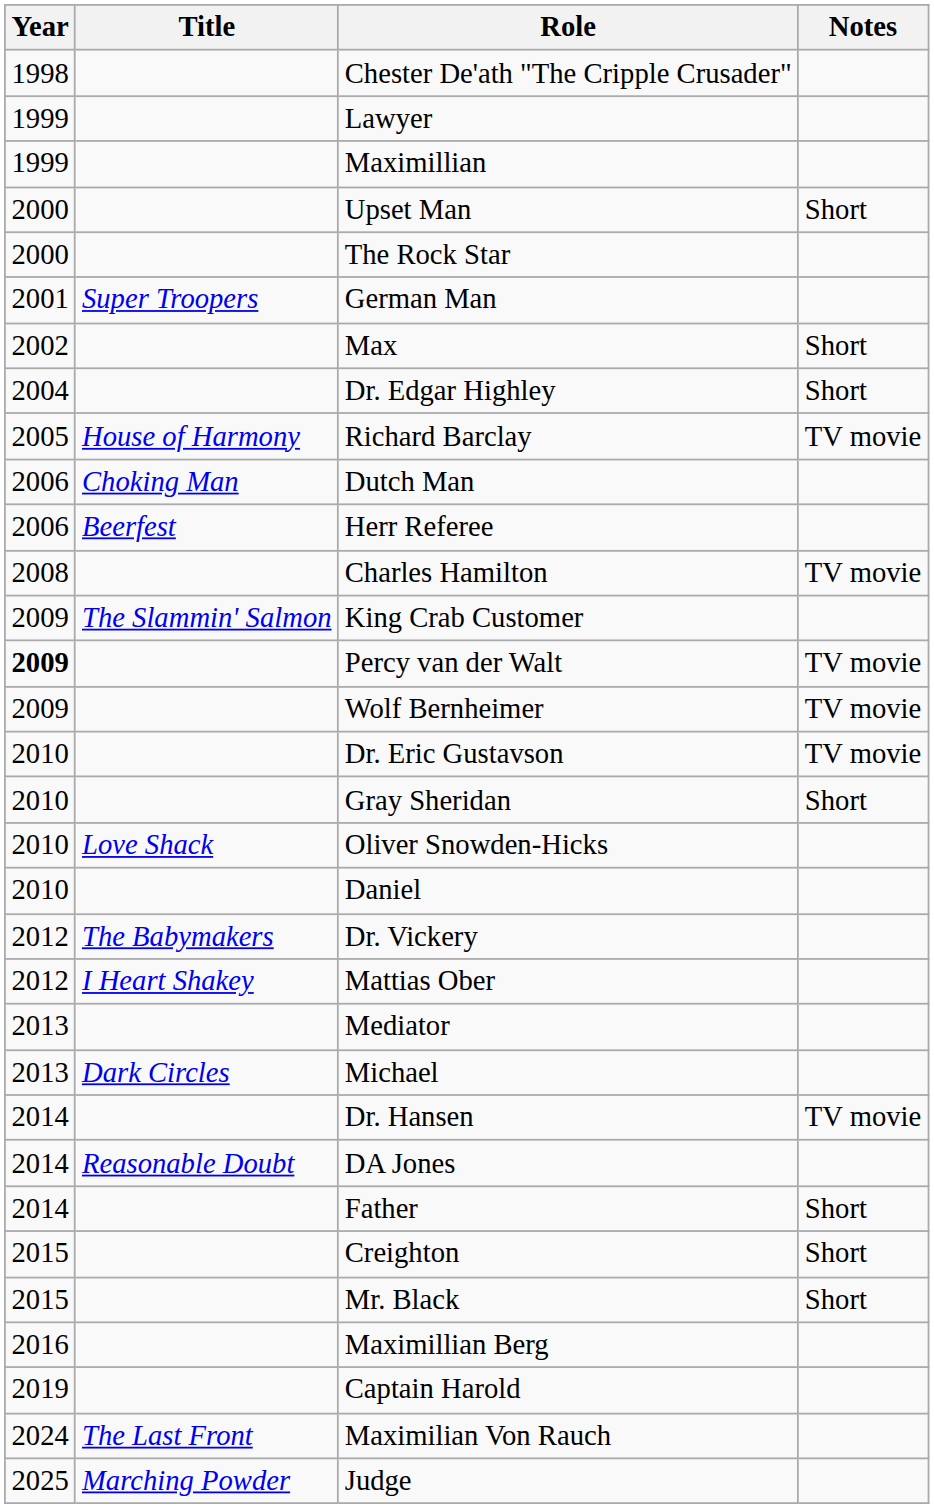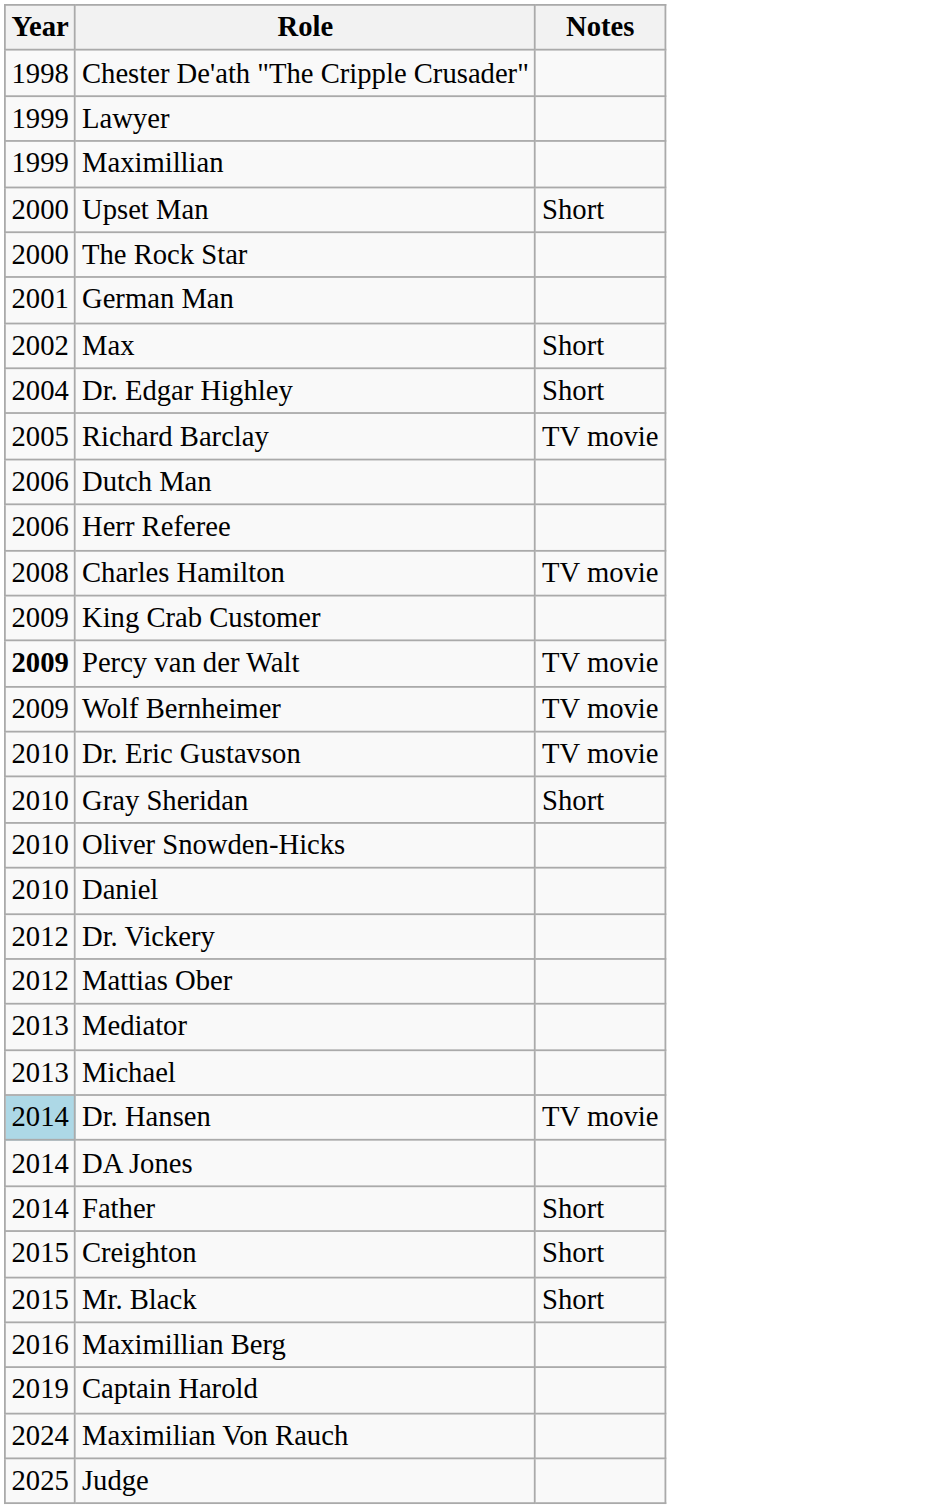- column: (207, 27)
(40, 1117) no background -> (40, 1117) lightblue background
